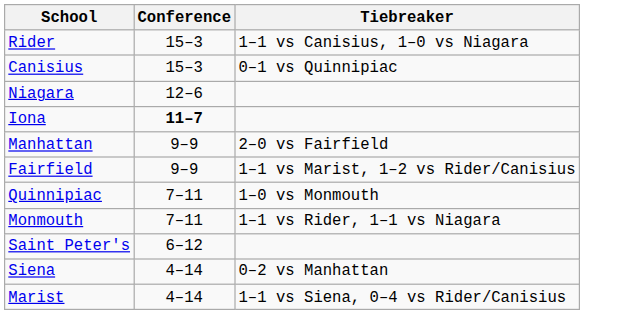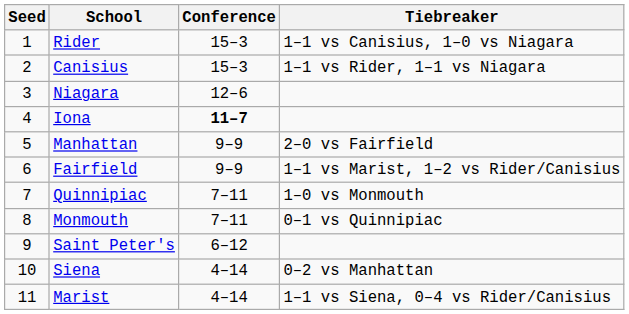+ column: (27, 17)
(318, 68) 0–1 vs Quinnipiac -> (414, 68) 1–1 vs Rider, 1–1 vs Niagara
(370, 221) 1–1 vs Rider, 1–1 vs Niagara -> (363, 221) 0–1 vs Quinnipiac
